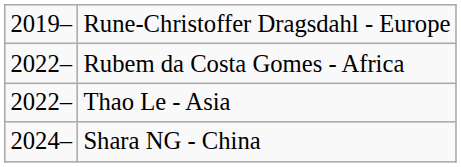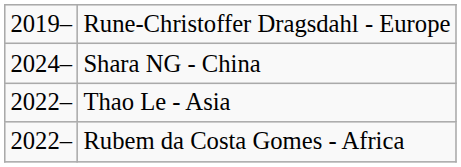rows swapped: (244, 63) <-> (172, 141)
